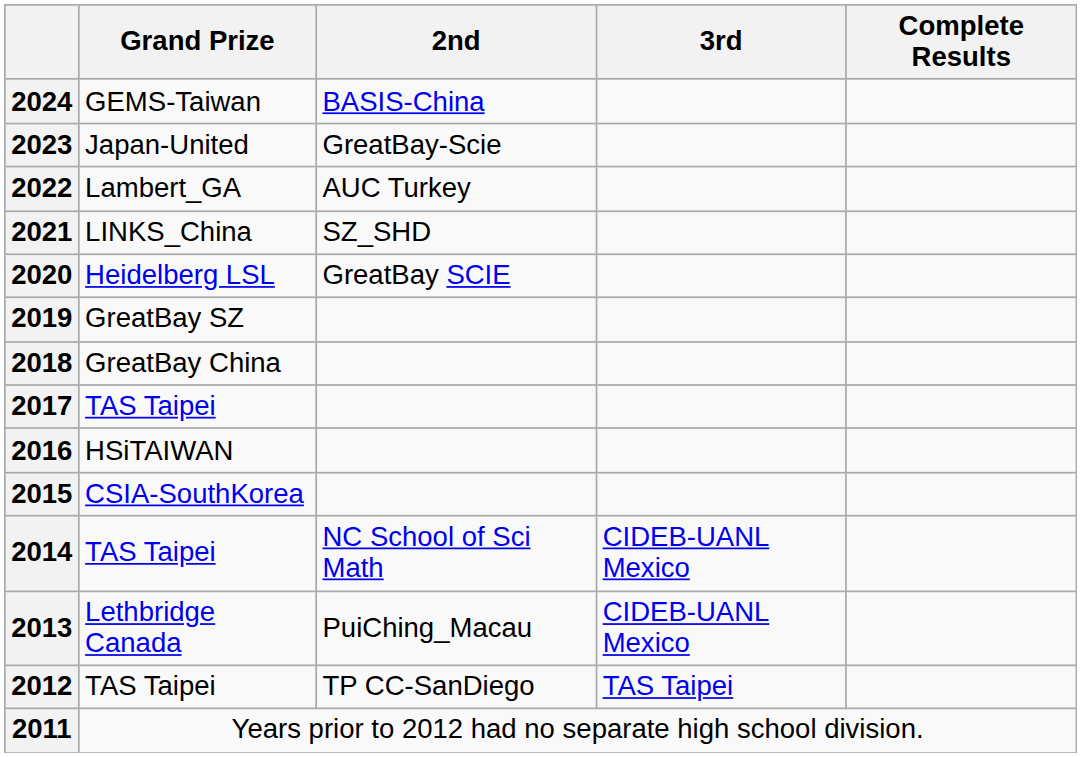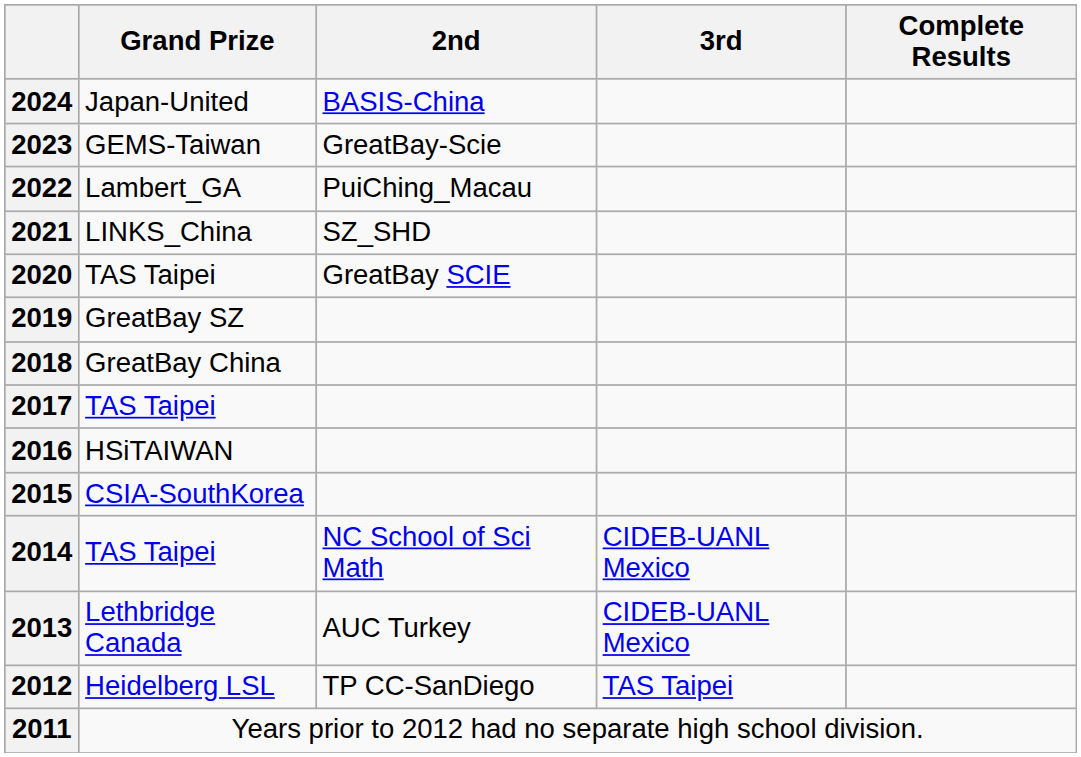(173, 100) GEMS-Taiwan -> (167, 100) Japan-United
(167, 144) Japan-United -> (173, 144) GEMS-Taiwan
(397, 188) AUC Turkey -> (427, 188) PuiChing_Macau
(180, 275) Heidelberg LSL -> (150, 275) TAS Taipei
(427, 627) PuiChing_Macau -> (397, 627) AUC Turkey
(150, 686) TAS Taipei -> (180, 686) Heidelberg LSL
